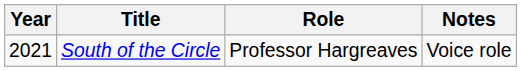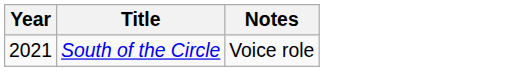- column: (323, 19)
